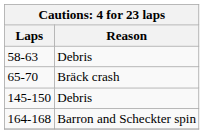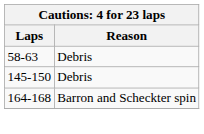- row: (23, 77)
